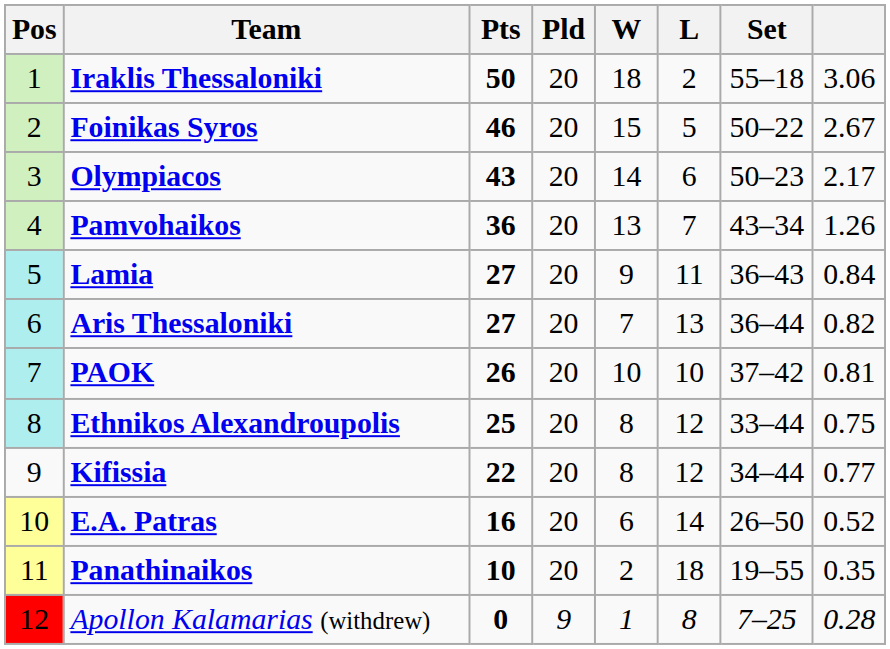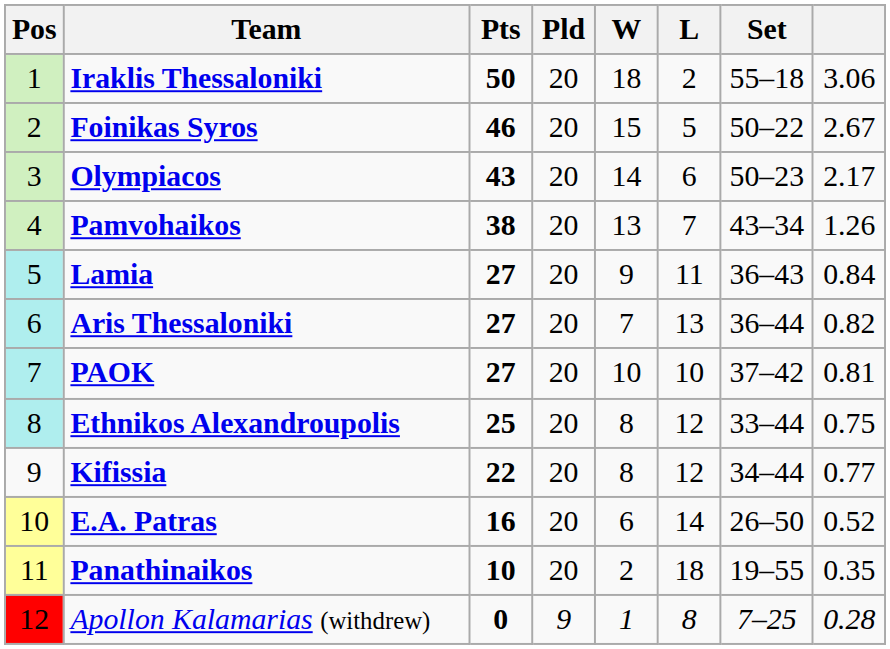(501, 225) 36 -> (501, 225) 38
(501, 373) 26 -> (501, 373) 27
